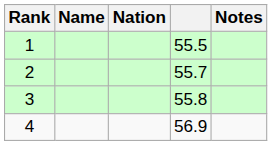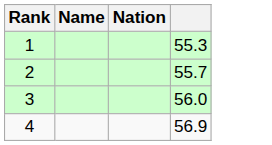- column: (239, 18)
(191, 45) 55.5 -> (191, 45) 55.3
(191, 99) 55.8 -> (191, 99) 56.0
